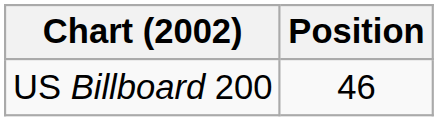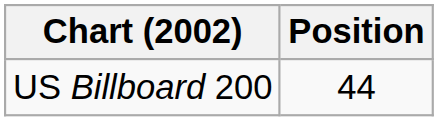(357, 86) 46 -> (357, 86) 44
